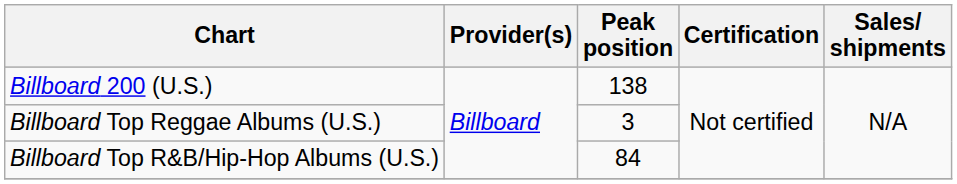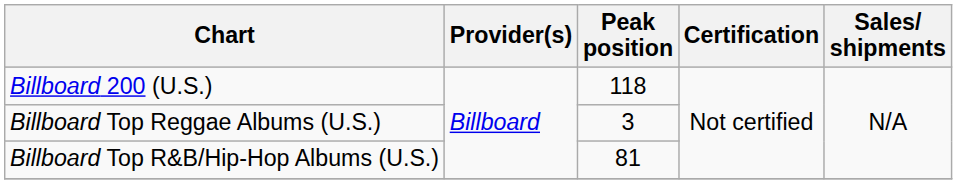(628, 85) 138 -> (628, 85) 118
(628, 159) 84 -> (628, 159) 81
